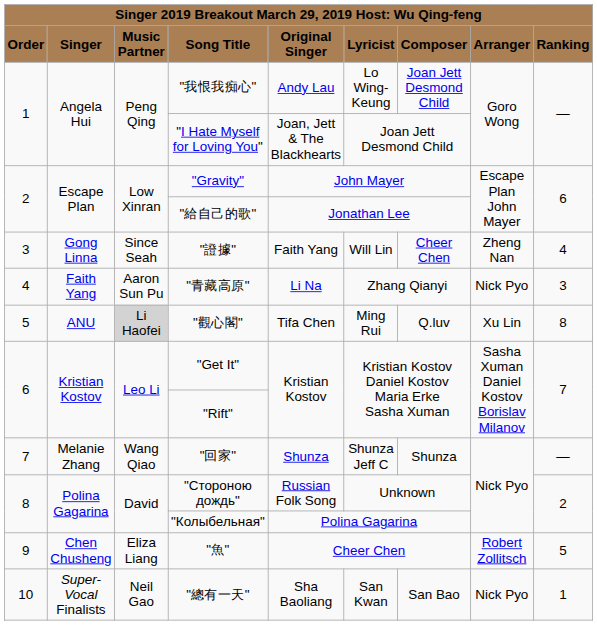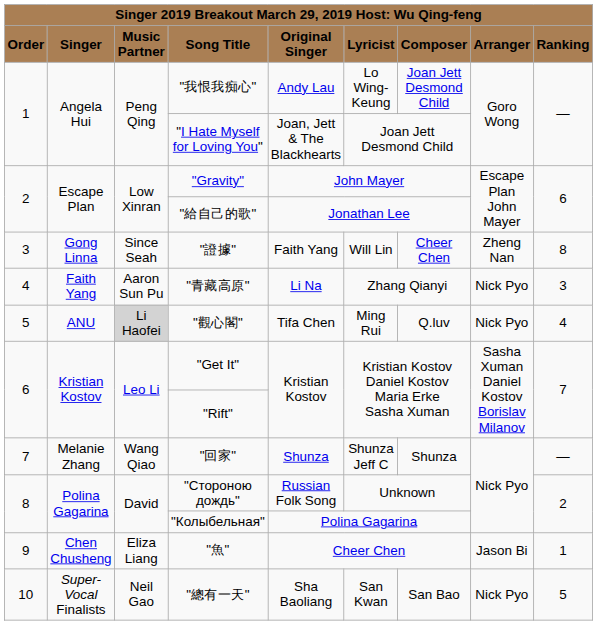(563, 250) 4 -> (563, 250) 8
(502, 323) Xu Lin -> (502, 323) Nick Pyo
(563, 323) 8 -> (563, 323) 4
(502, 550) Robert Zollitsch -> (502, 550) Jason Bi
(563, 550) 5 -> (563, 550) 1
(563, 594) 1 -> (563, 594) 5
